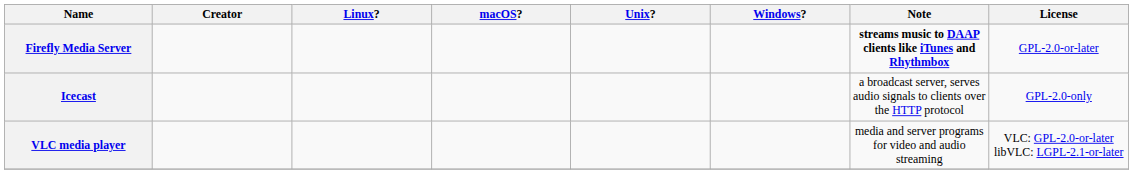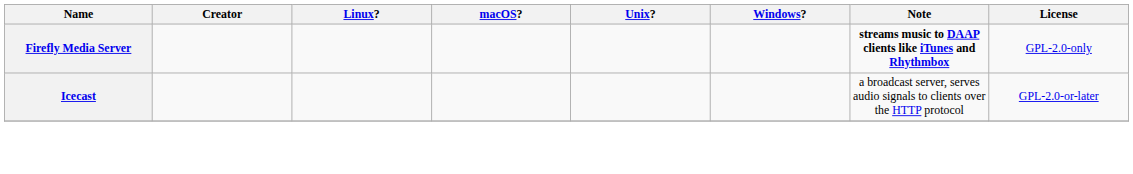(1059, 48) GPL-2.0-or-later -> (1059, 48) GPL-2.0-only
(1059, 97) GPL-2.0-only -> (1059, 97) GPL-2.0-or-later
- row: (78, 145)
